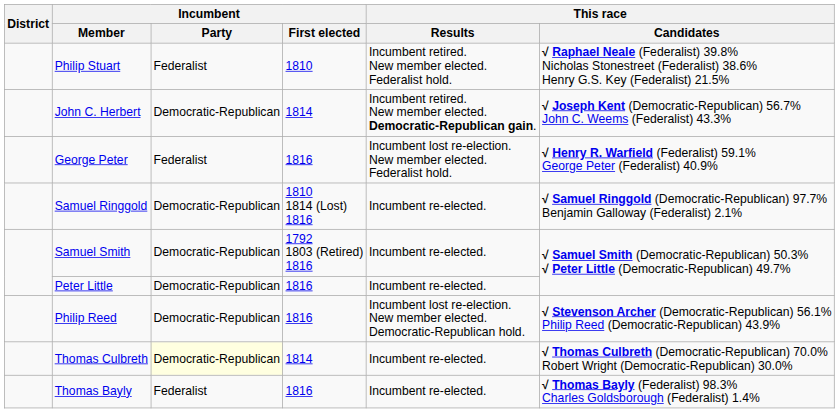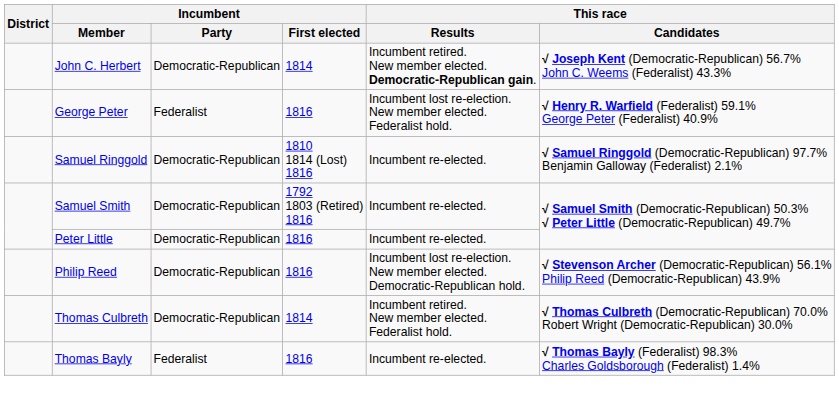- row: (87, 66)
(217, 358) lightyellow background -> (217, 318) no background
(428, 358) Incumbent re-elected. -> (428, 318) Incumbent retired. New member elected. Federalist hold.
